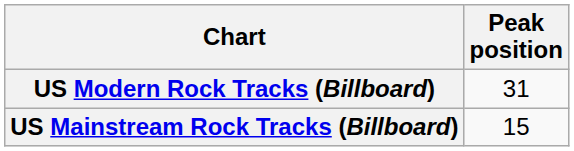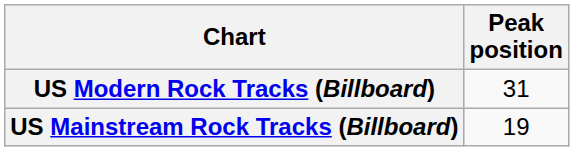(516, 126) 15 -> (516, 126) 19
